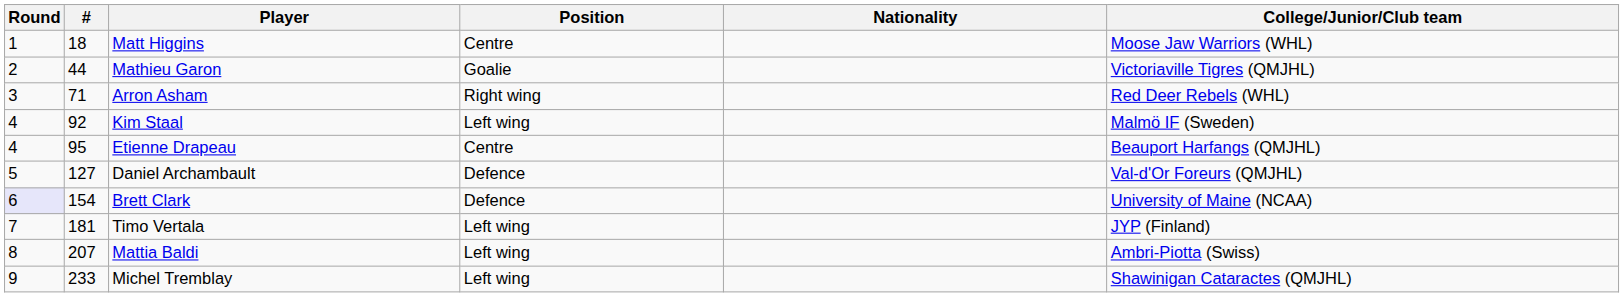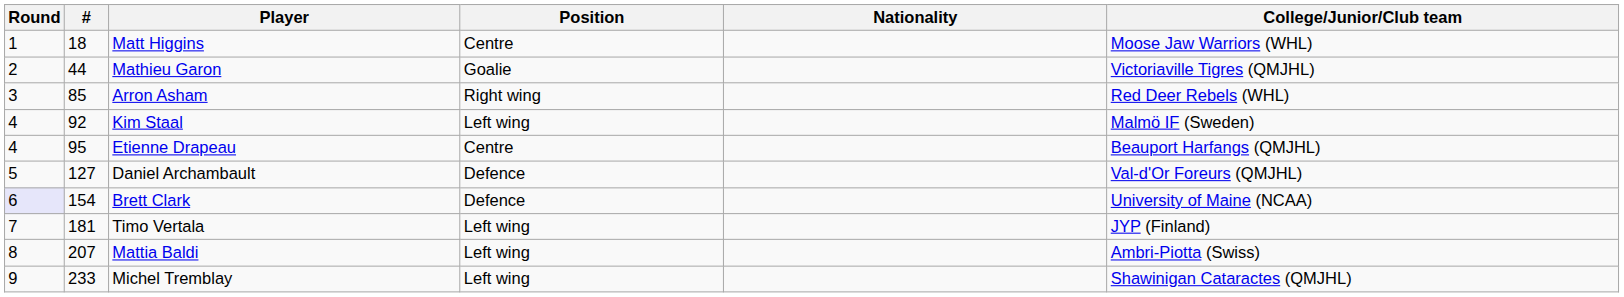(77, 95) 71 -> (77, 95) 85
